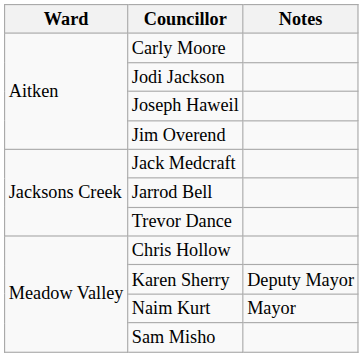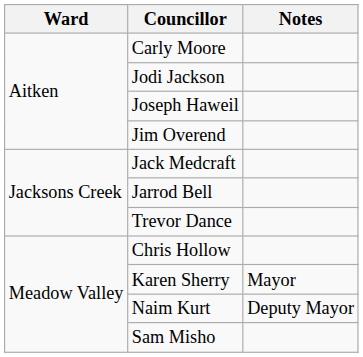(301, 279) Deputy Mayor -> (271, 279) Mayor
(271, 308) Mayor -> (301, 308) Deputy Mayor
